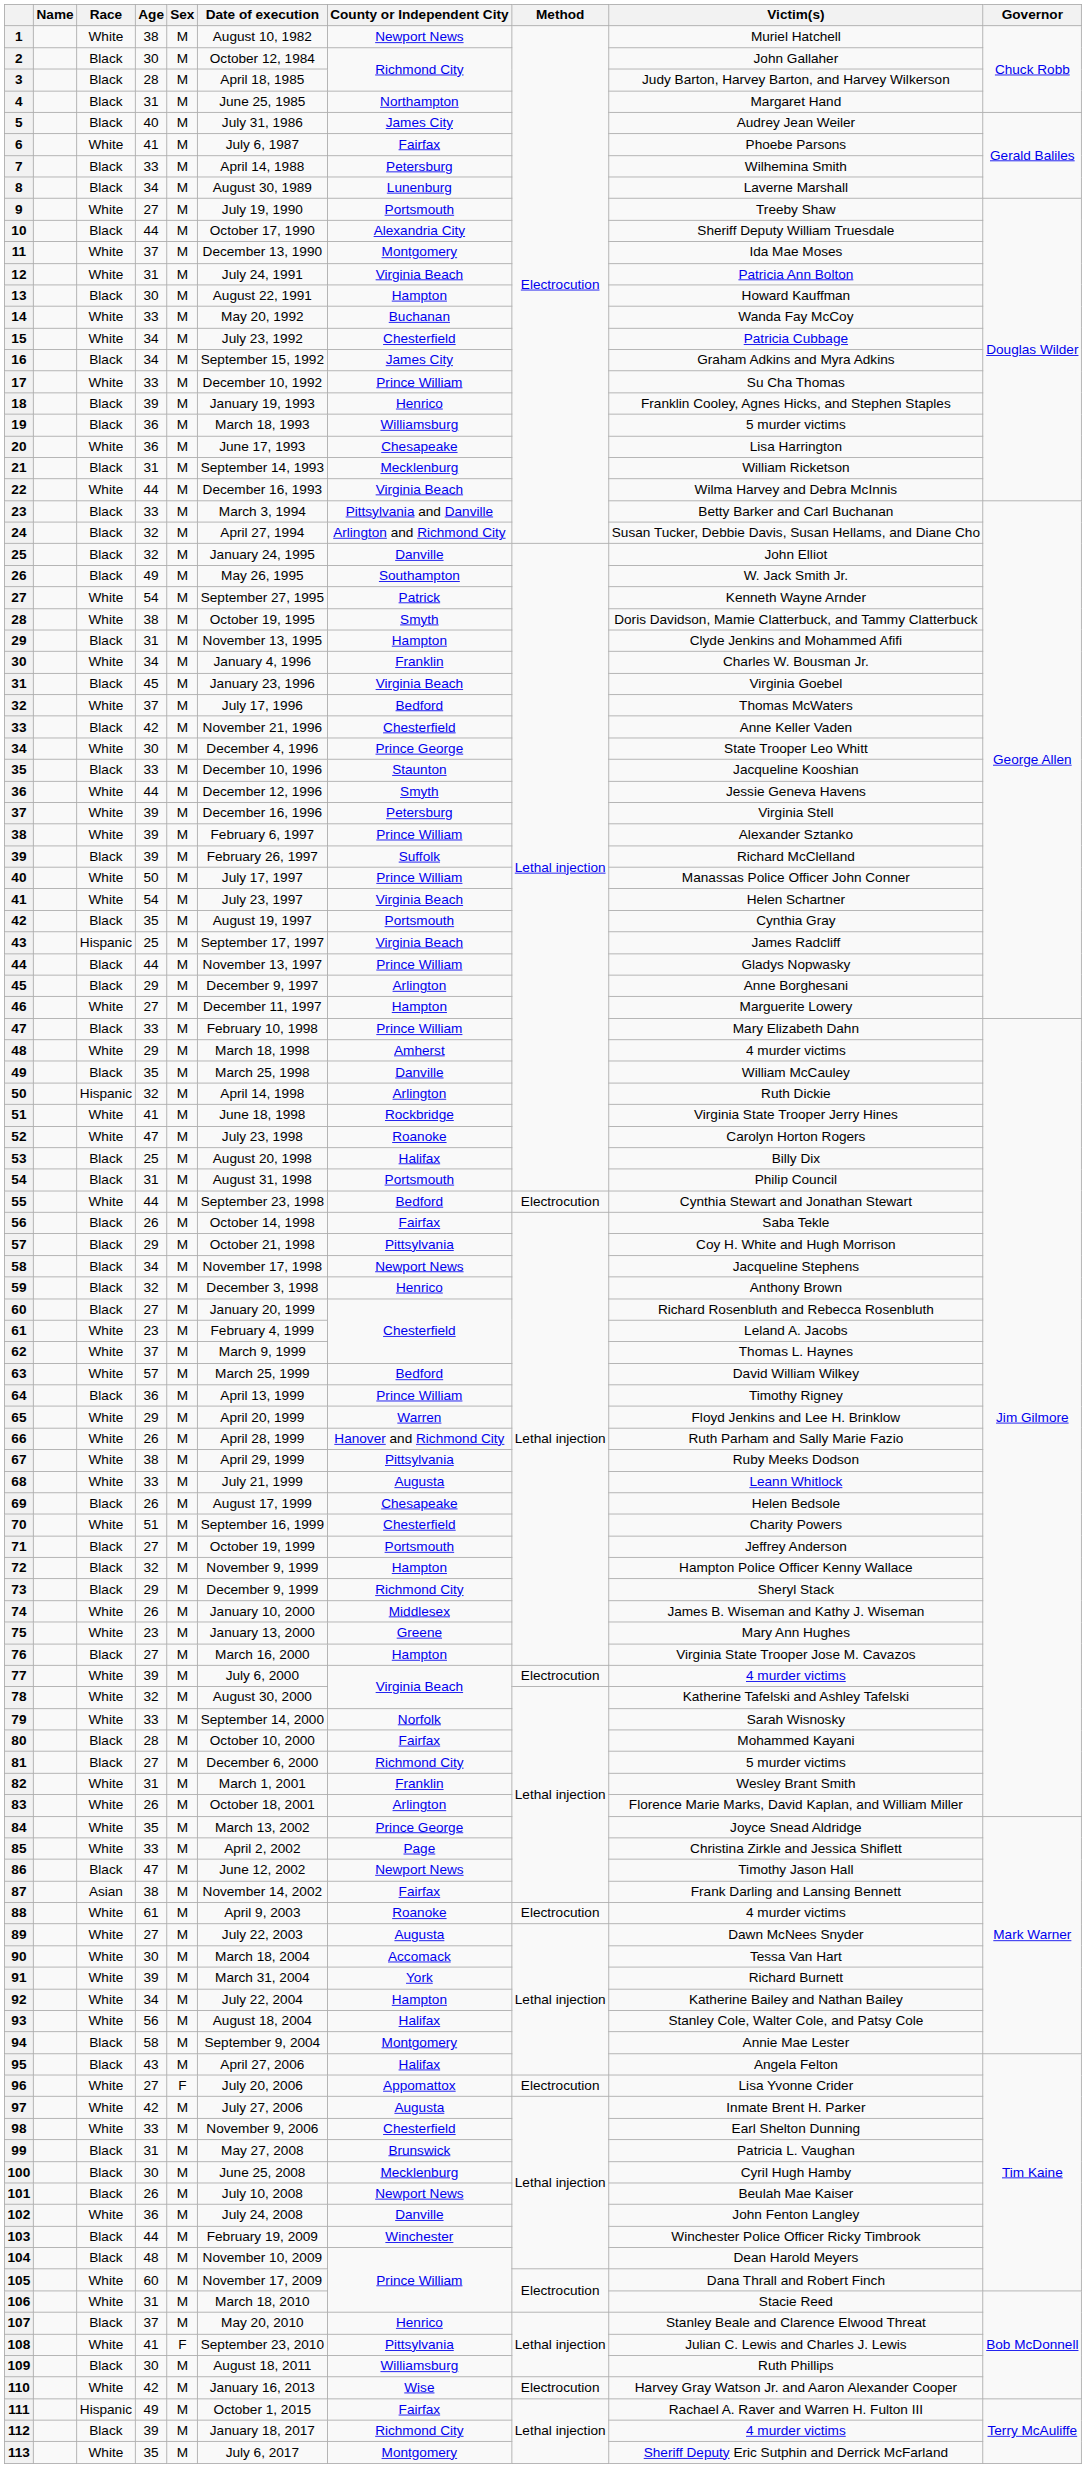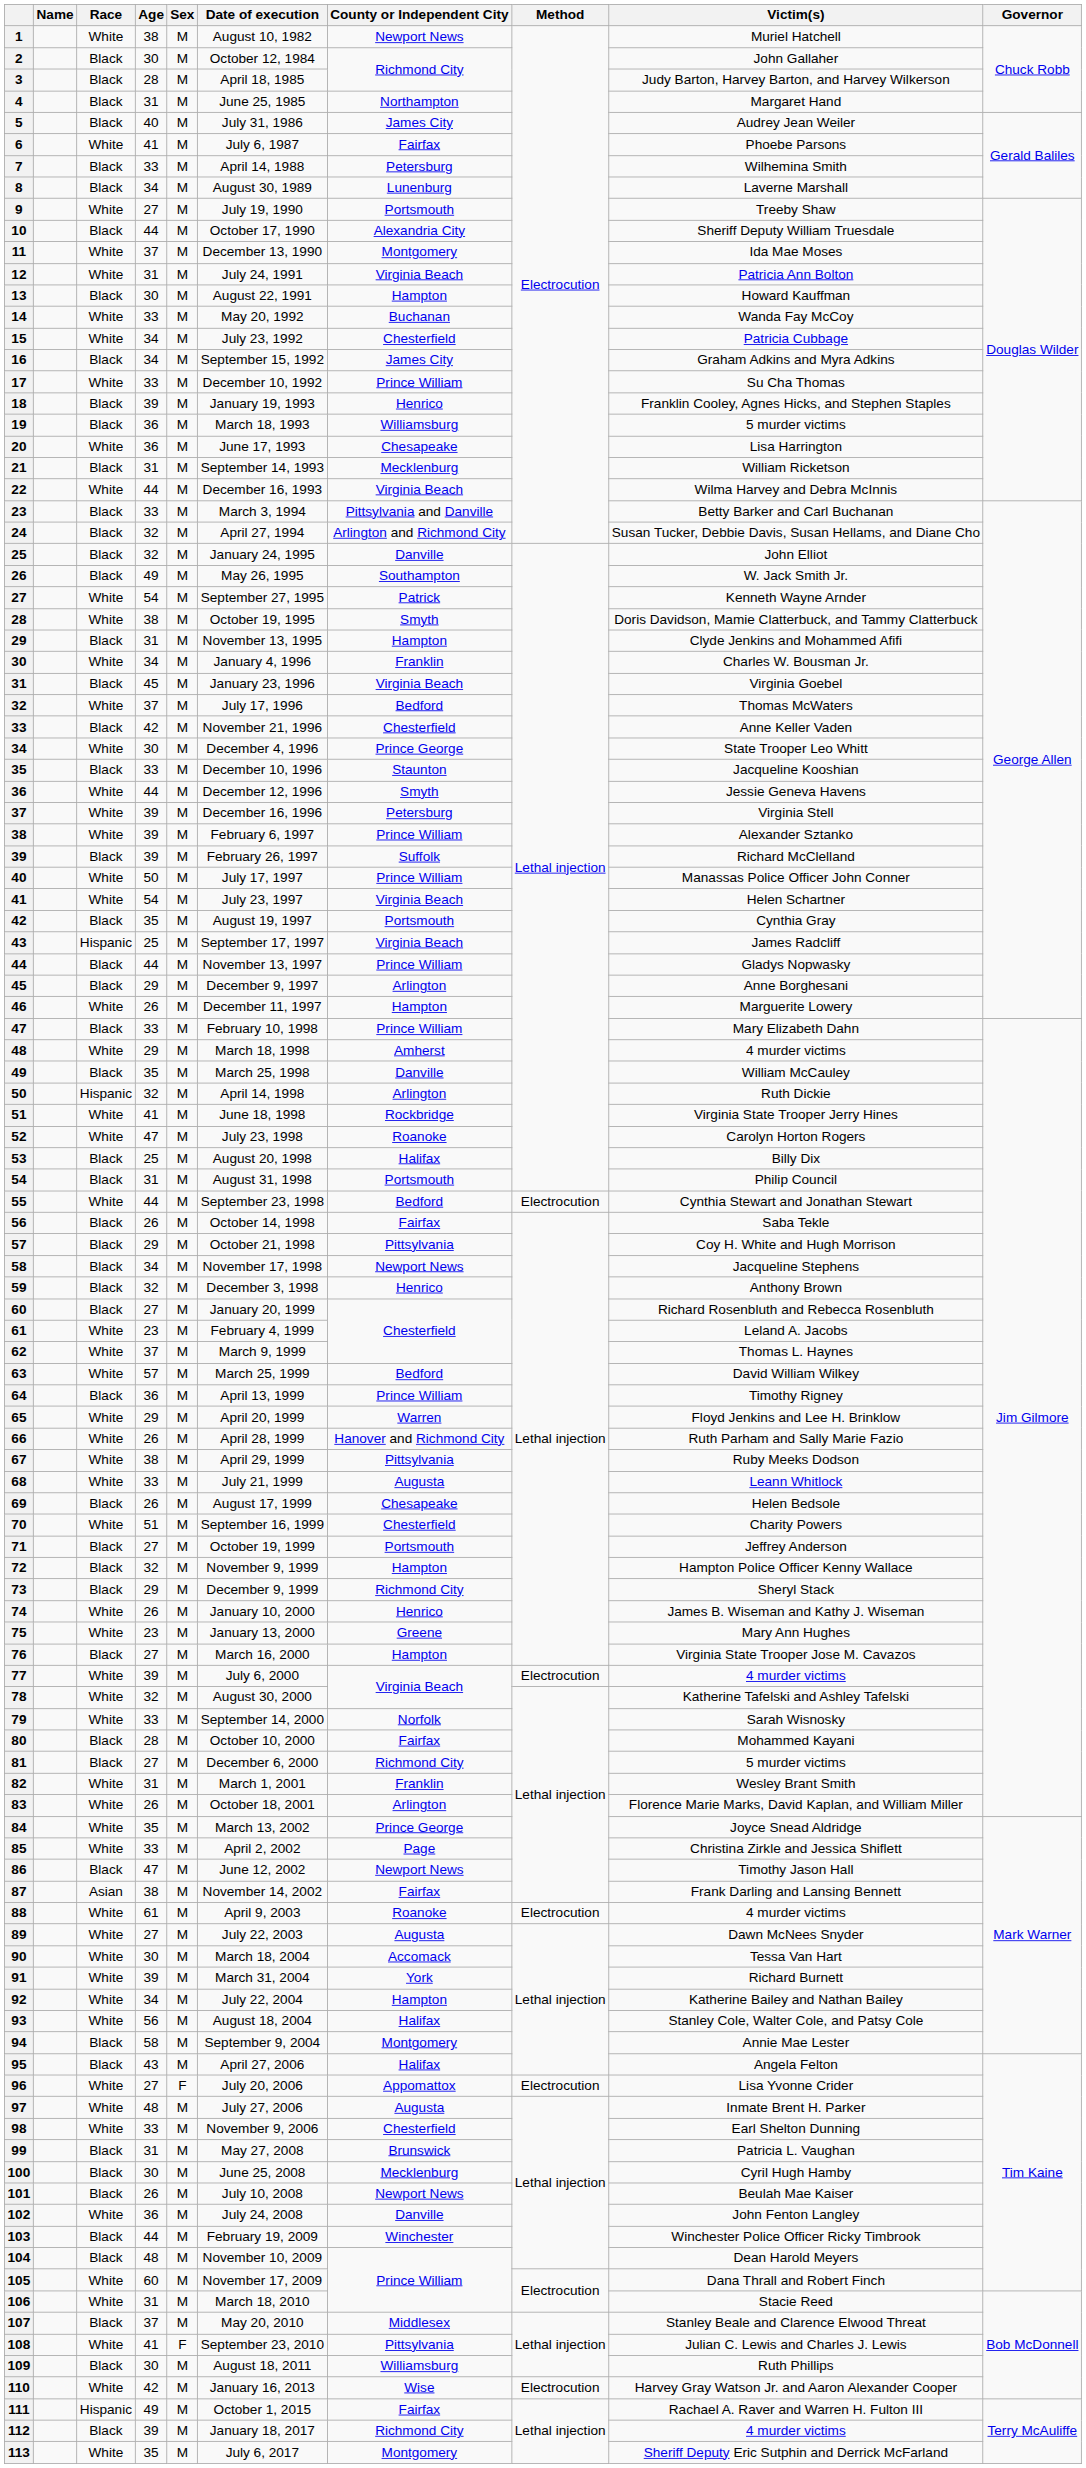(151, 1007) 27 -> (151, 1007) 26
(419, 1611) Middlesex -> (419, 1611) Henrico
(151, 2107) 42 -> (151, 2107) 48
(419, 2323) Henrico -> (419, 2323) Middlesex
